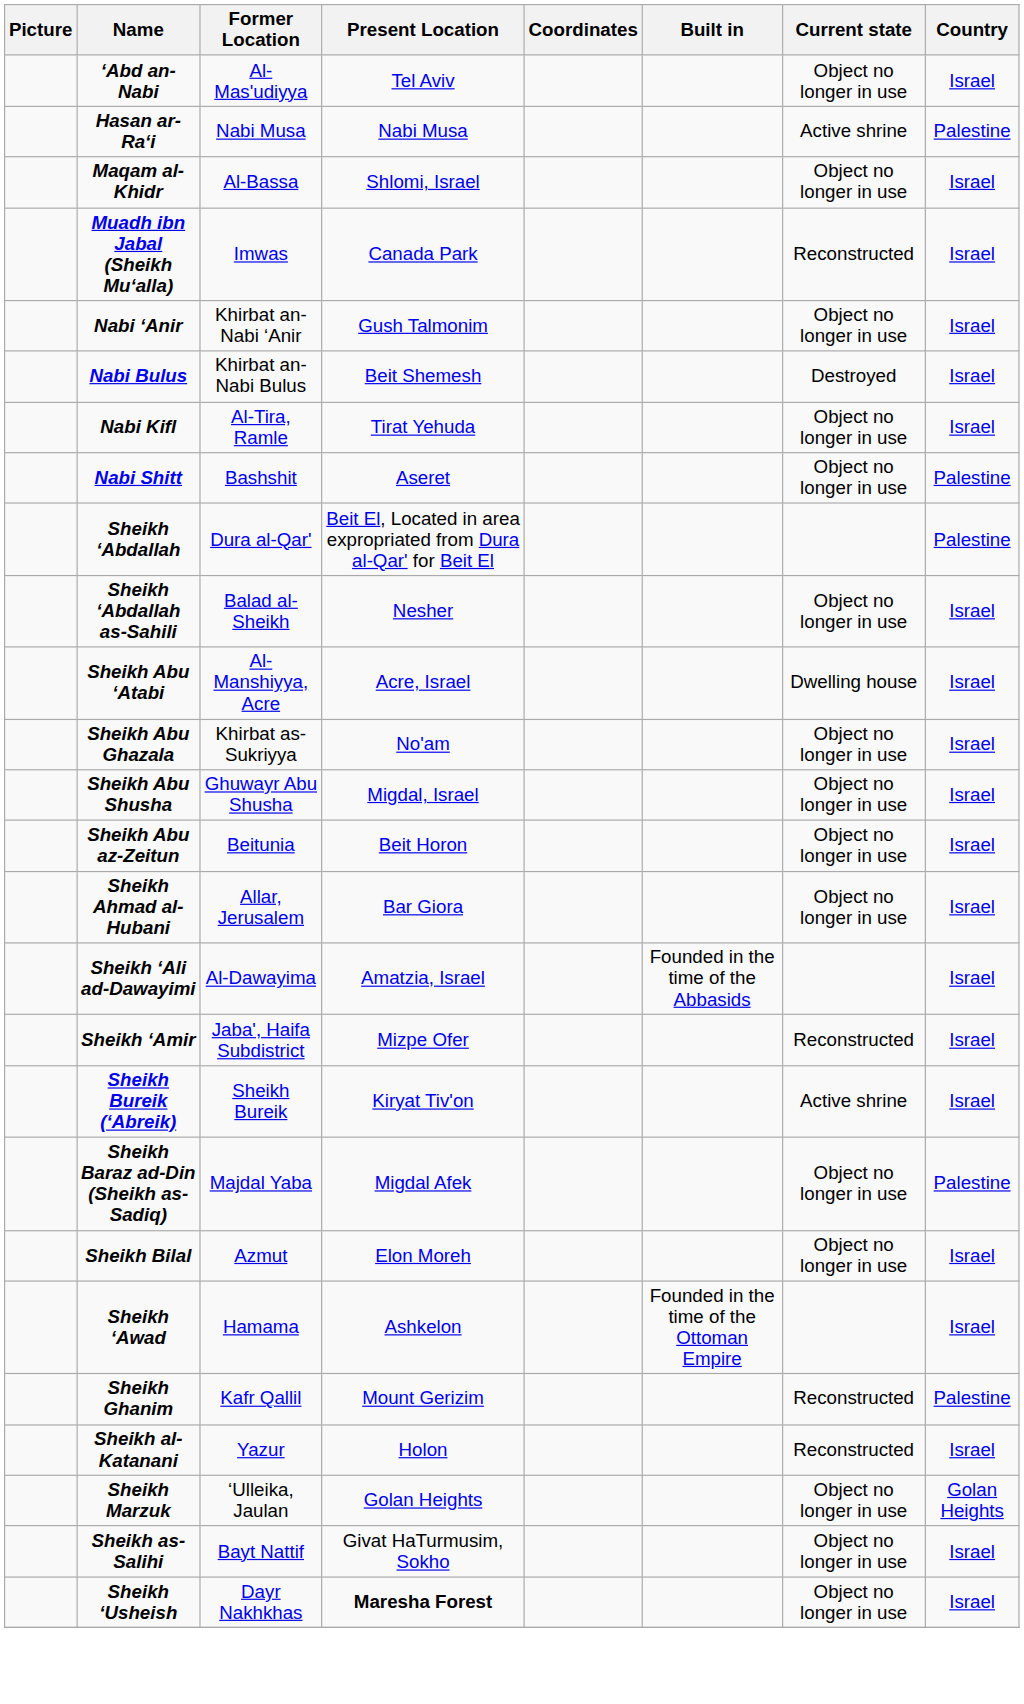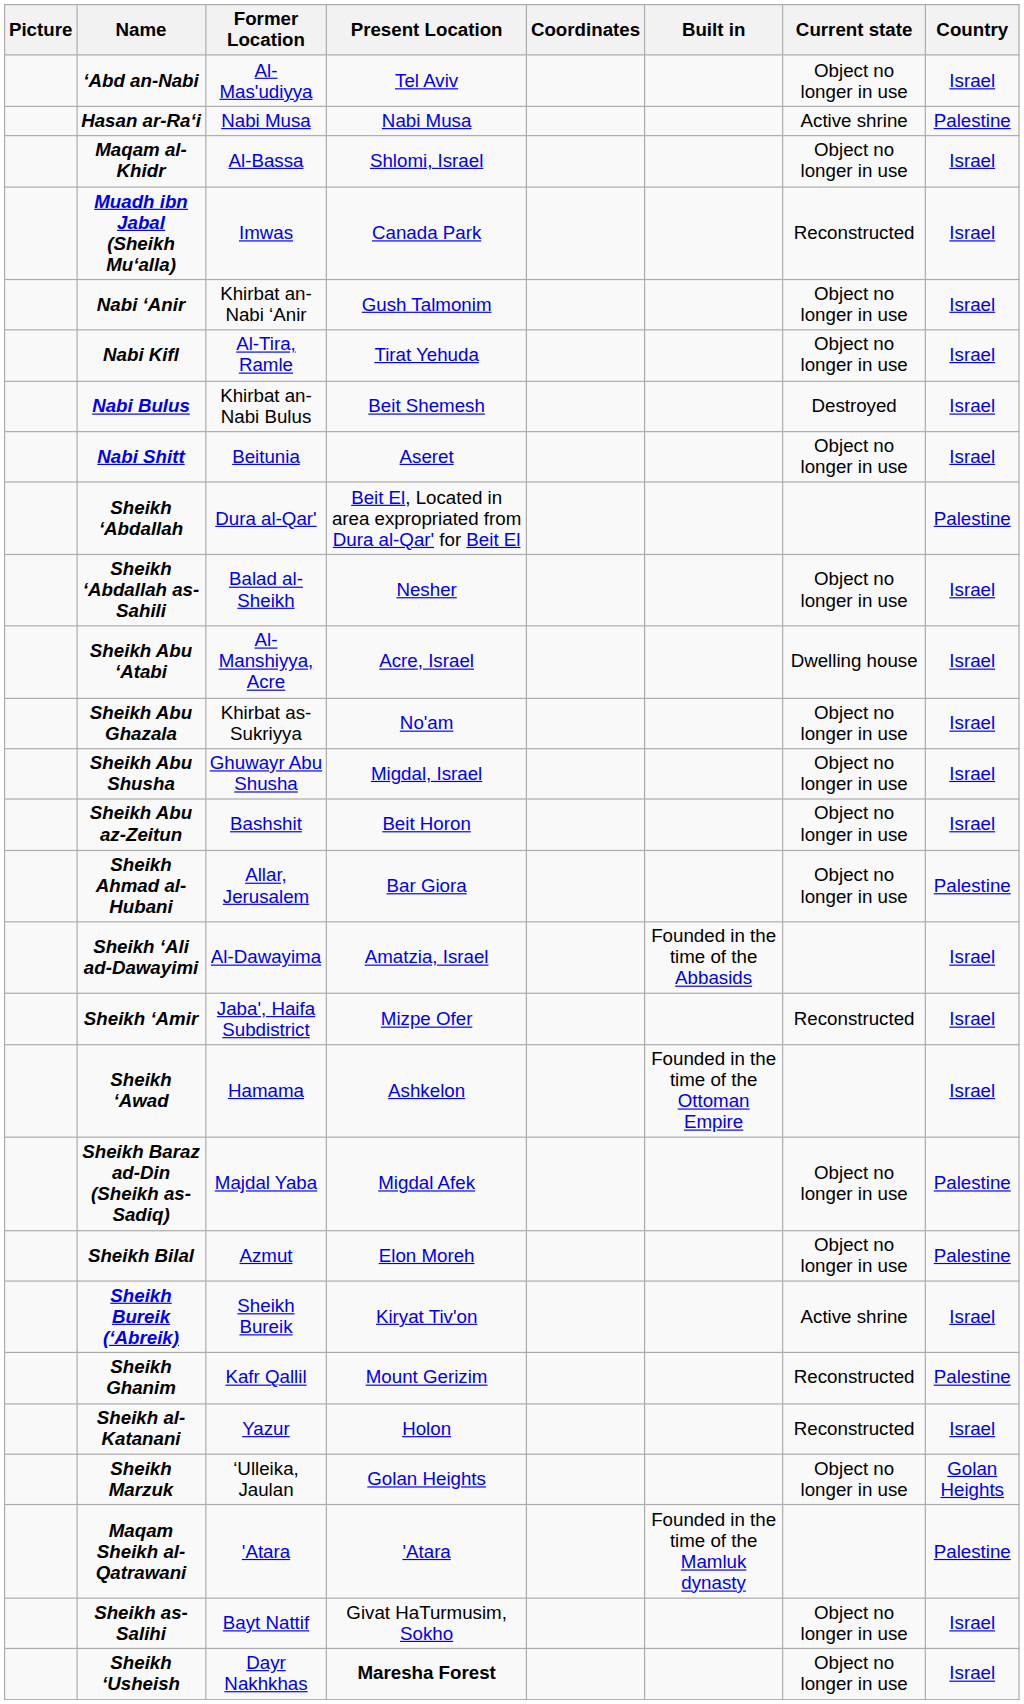rows swapped: (138, 376) <-> (138, 427)
(261, 477) Bashshit -> (266, 456) Beitunia
(972, 477) Palestine -> (972, 456) Israel
(261, 845) Beitunia -> (266, 824) Bashshit
(972, 906) Israel -> (972, 885) Palestine
rows swapped: (138, 1327) <-> (138, 1101)
(972, 1255) Israel -> (972, 1255) Palestine
+ row: (141, 1551)
